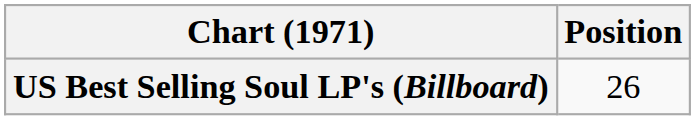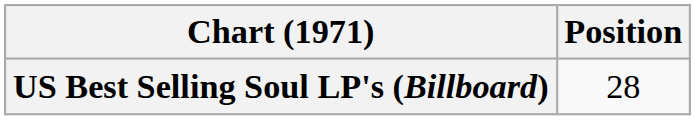(623, 85) 26 -> (623, 85) 28
